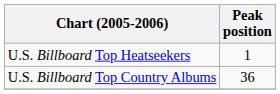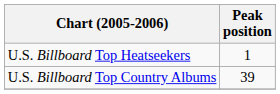(247, 77) 36 -> (247, 77) 39
